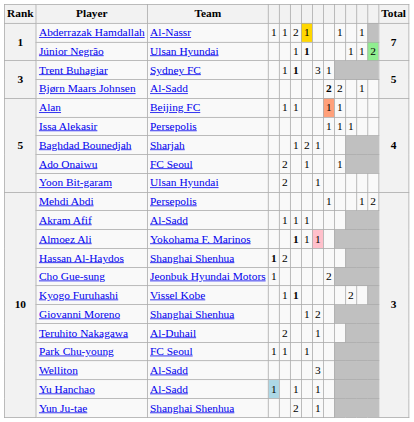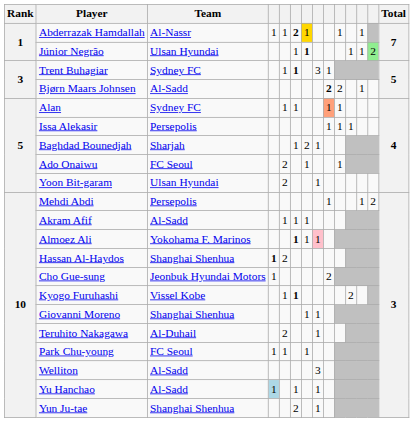(296, 33) normal -> (296, 33) bold
(175, 108) Beijing FC -> (175, 108) Sydney FC
(318, 314) 2 -> (318, 314) 1
